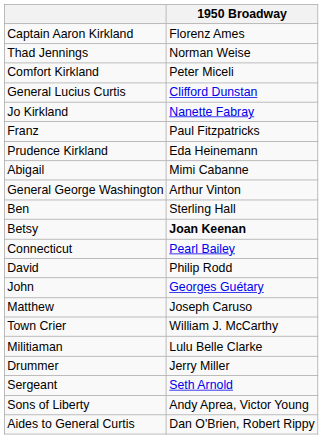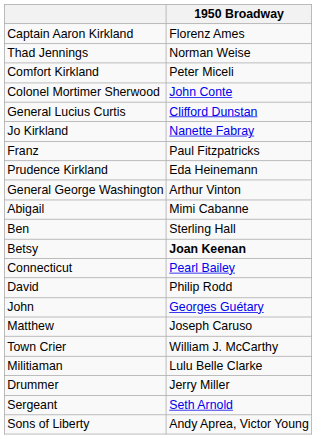+ row: (84, 92)
rows swapped: (85, 190) <-> (26, 170)
- row: (71, 424)
